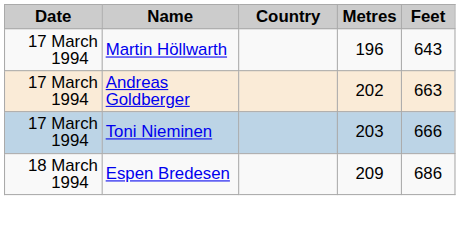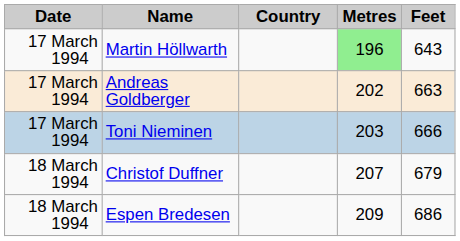(370, 49) no background -> (370, 49) lightgreen background
+ row: (164, 173)
